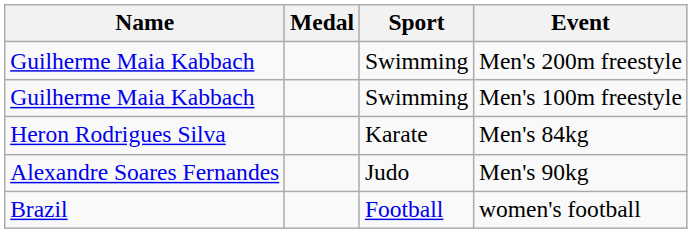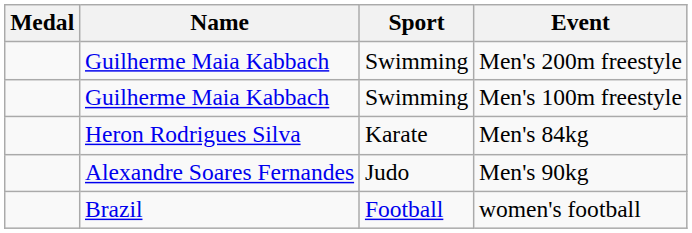columns swapped: (145, 23) <-> (322, 23)
